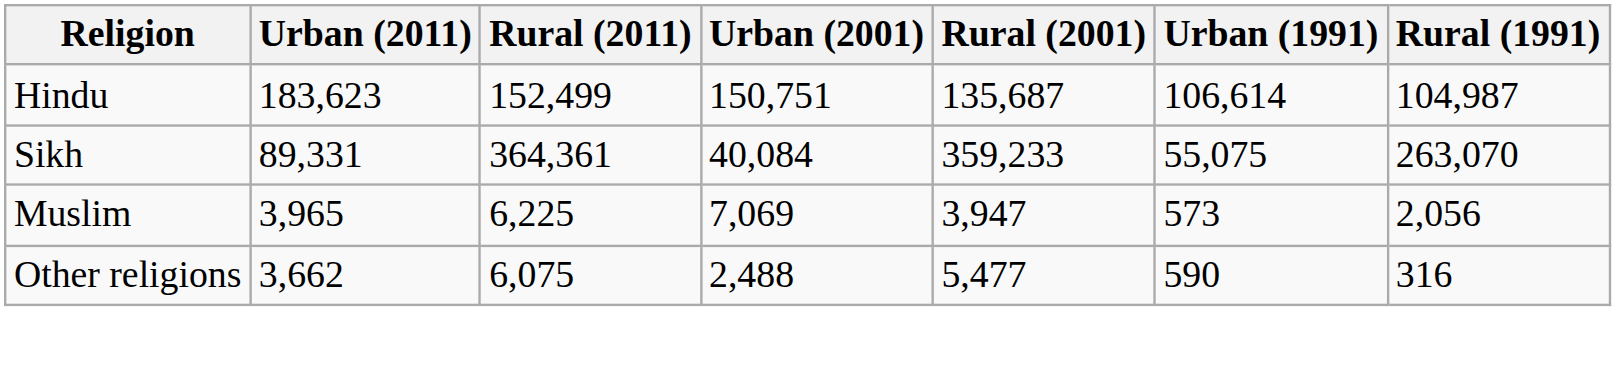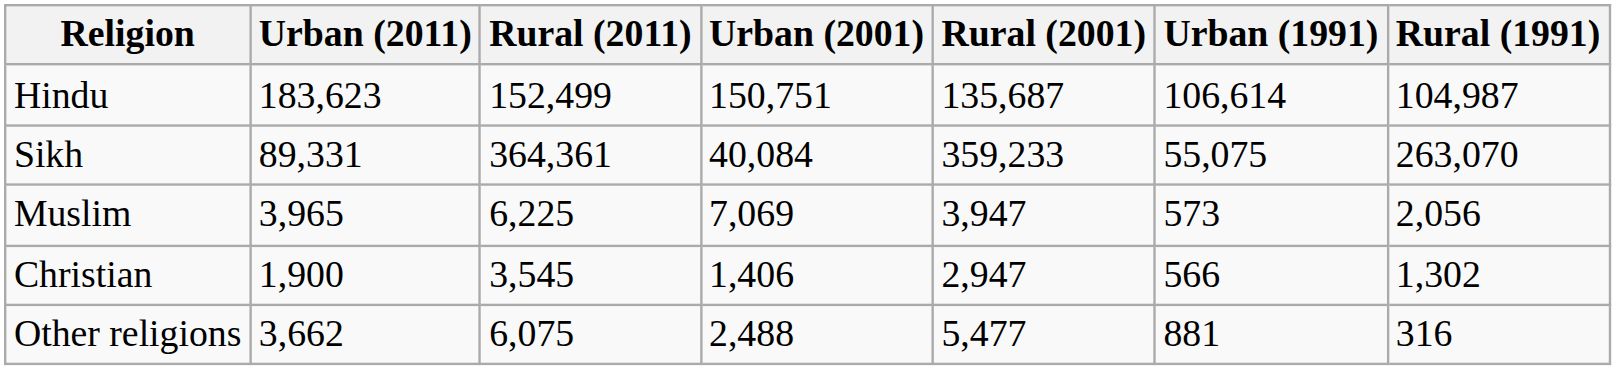+ row: (83, 273)
(1192, 273) 590 -> (1192, 333) 881
